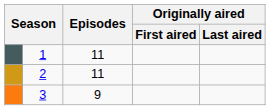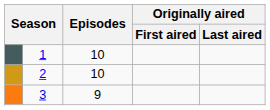(98, 54) 11 -> (98, 54) 10
(98, 74) 11 -> (98, 74) 10
